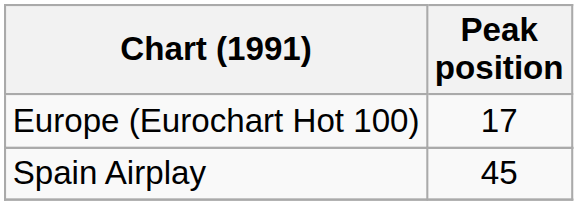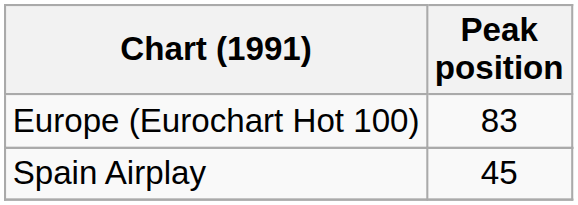(499, 120) 17 -> (499, 120) 83
